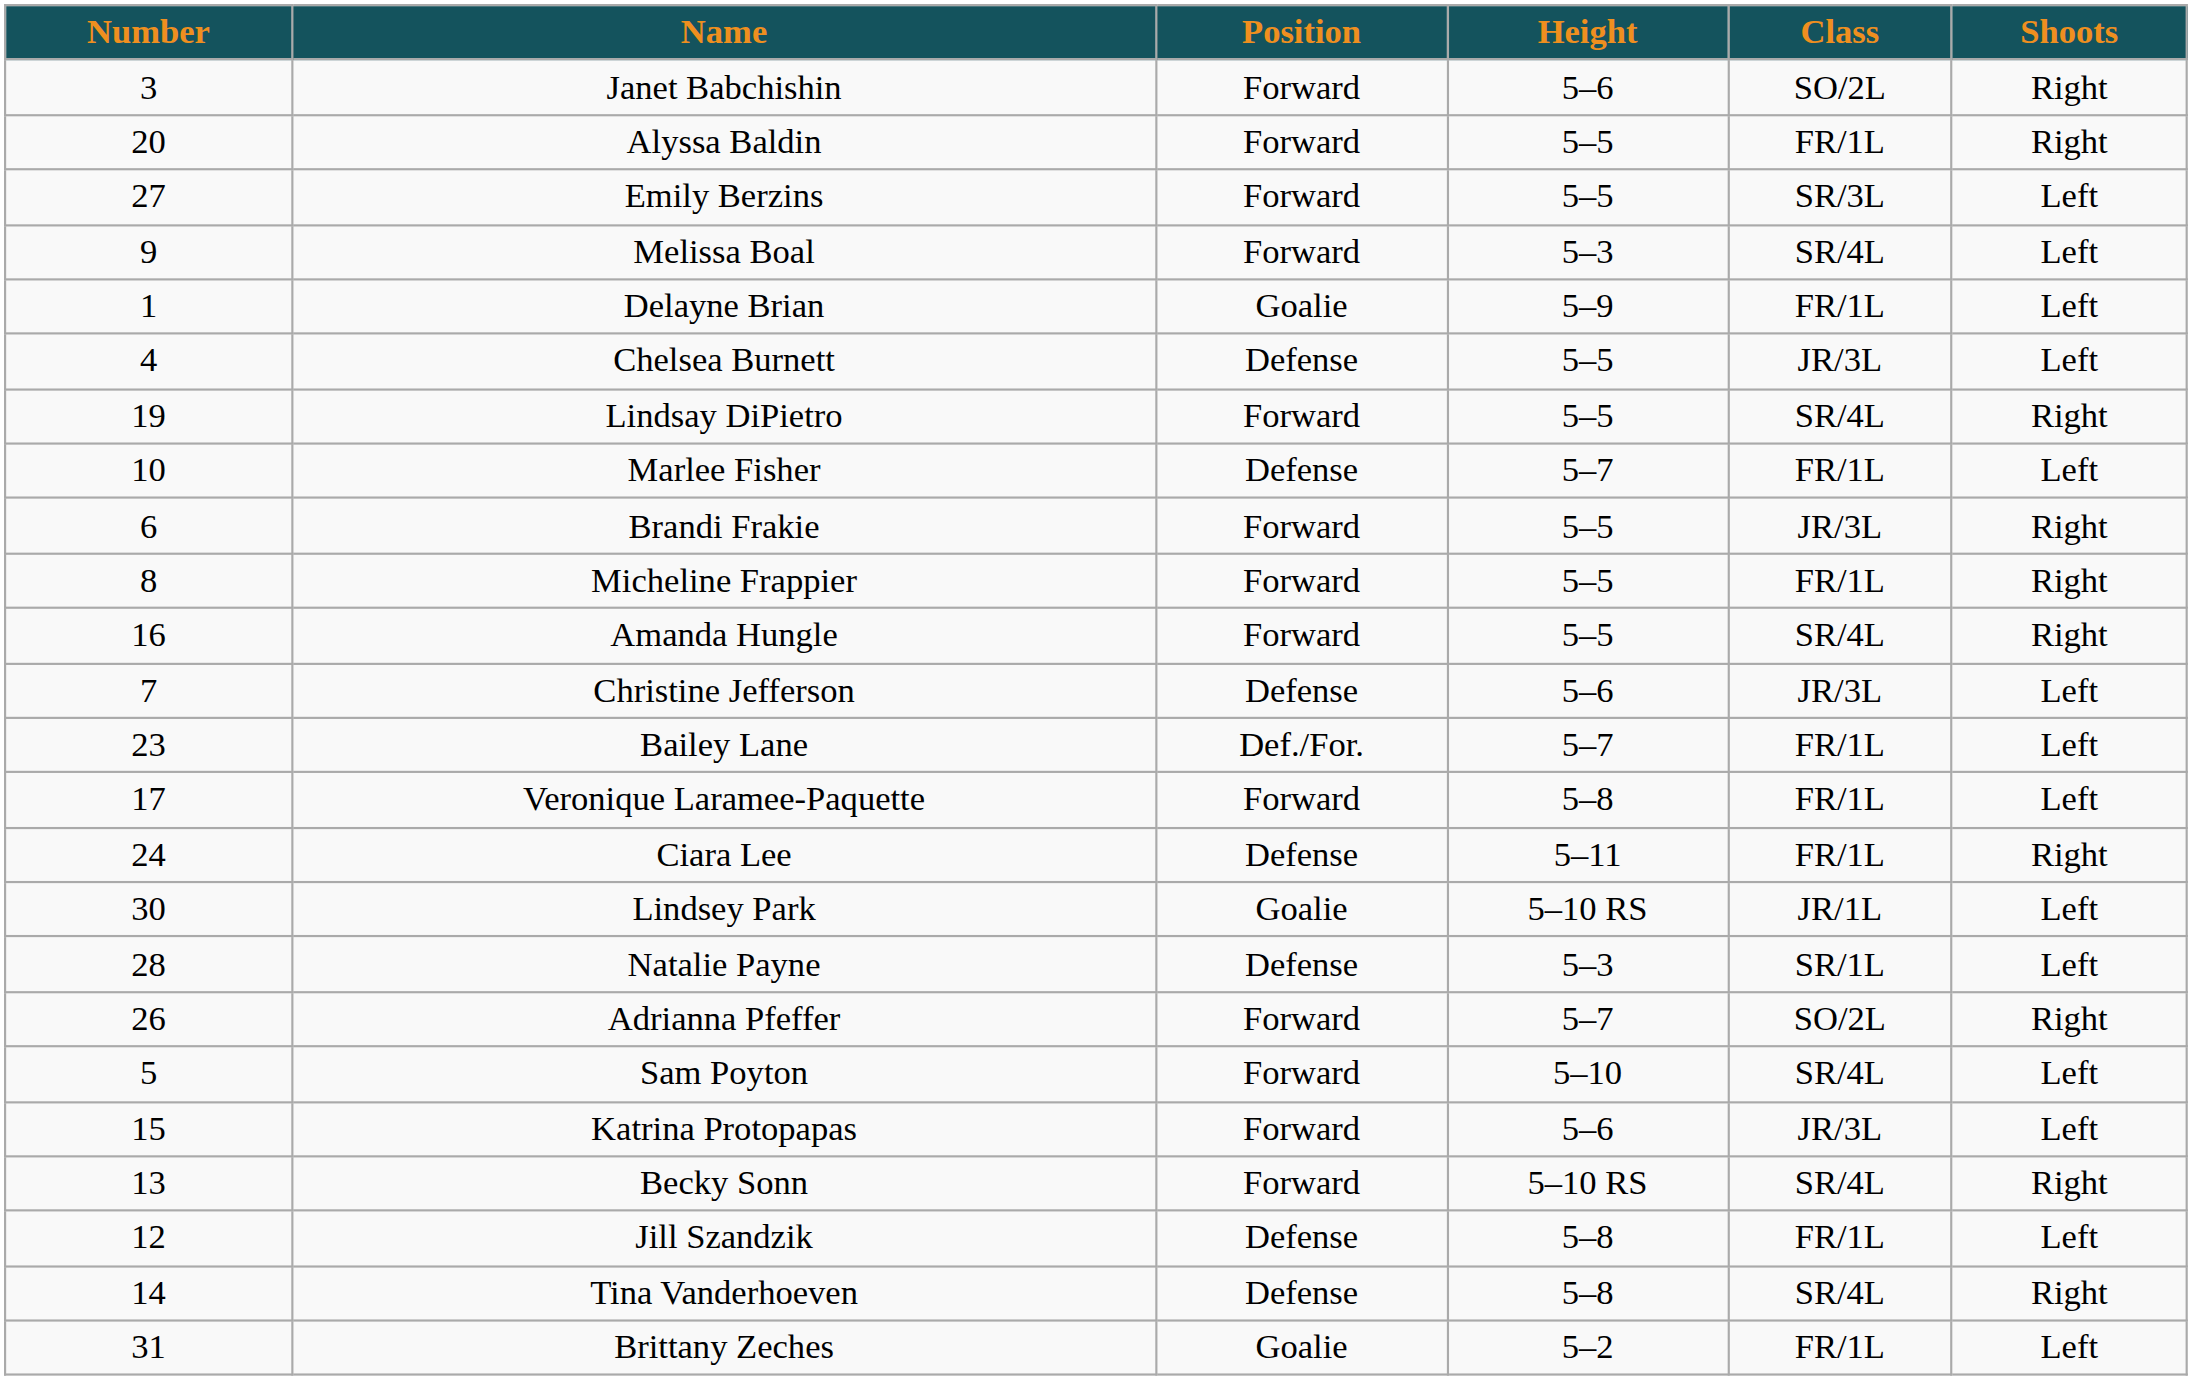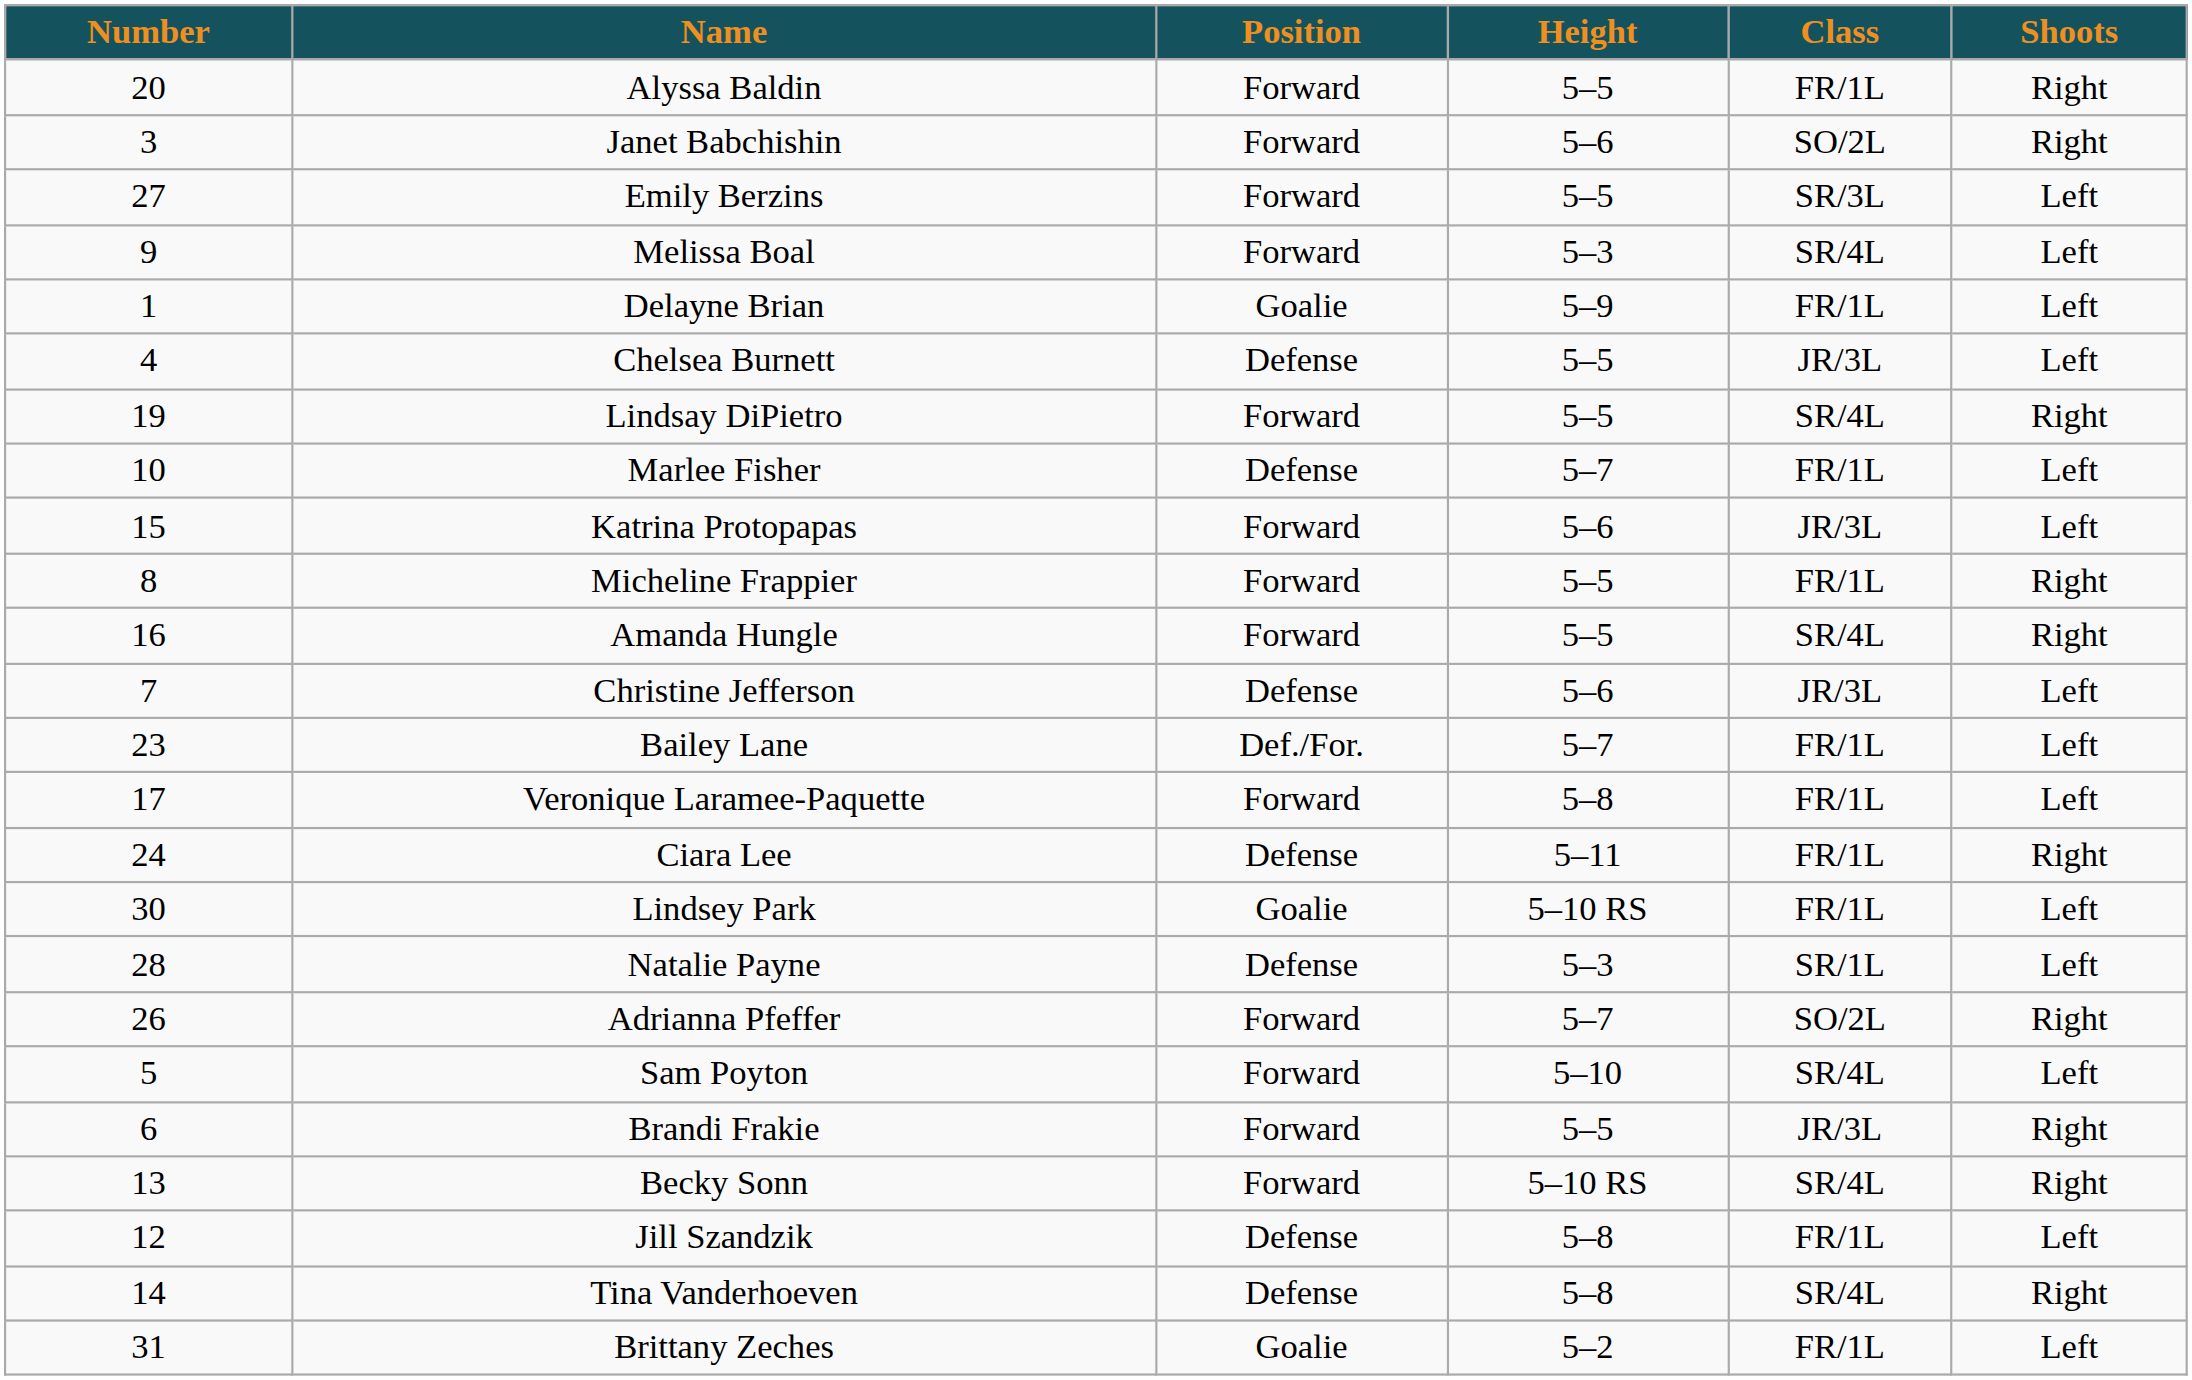rows swapped: (724, 86) <-> (724, 141)
rows swapped: (724, 525) <-> (724, 1128)
(1840, 908) JR/1L -> (1840, 908) FR/1L
